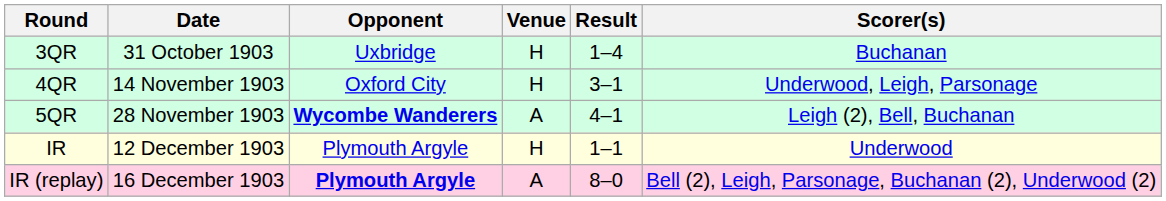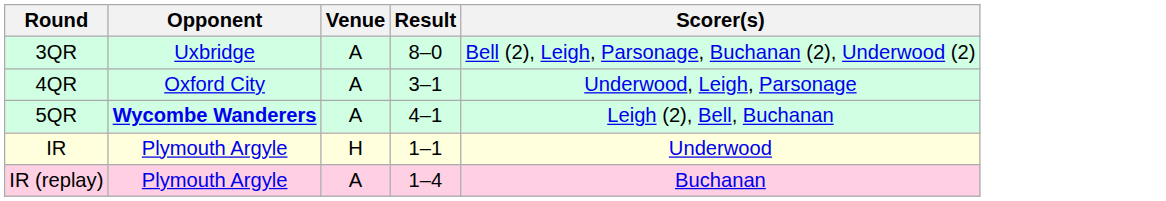- column: (198, 20)
(536, 52) H -> (356, 52) A
(606, 52) 1–4 -> (425, 52) 8–0
(901, 52) Buchanan -> (720, 52) Bell (2), Leigh, Parsonage, Buchanan (2), Underwood (2)
(536, 84) H -> (356, 84) A
(395, 180) bold -> (215, 180) normal
(606, 180) 8–0 -> (425, 180) 1–4
(901, 180) Bell (2), Leigh, Parsonage, Buchanan (2), Underwood (2) -> (720, 180) Buchanan
